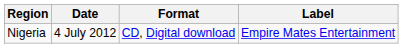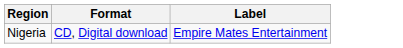- column: (85, 14)
